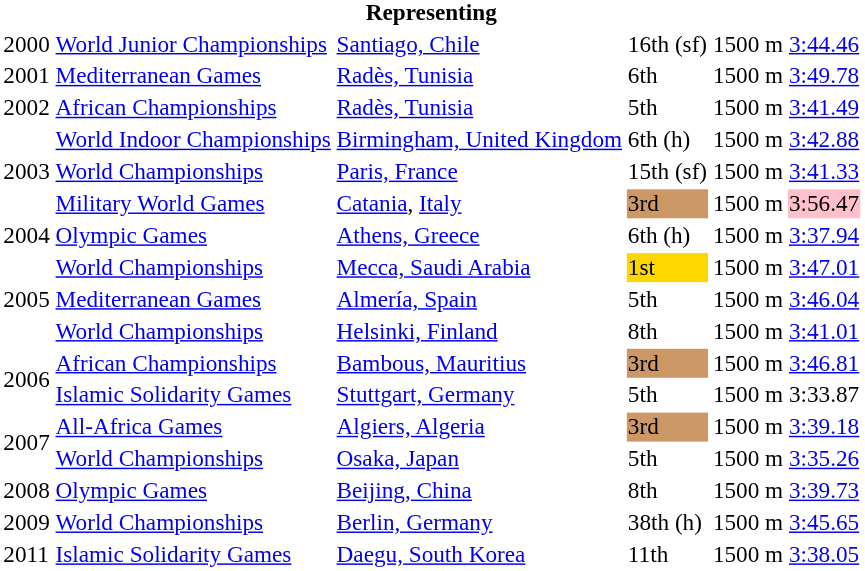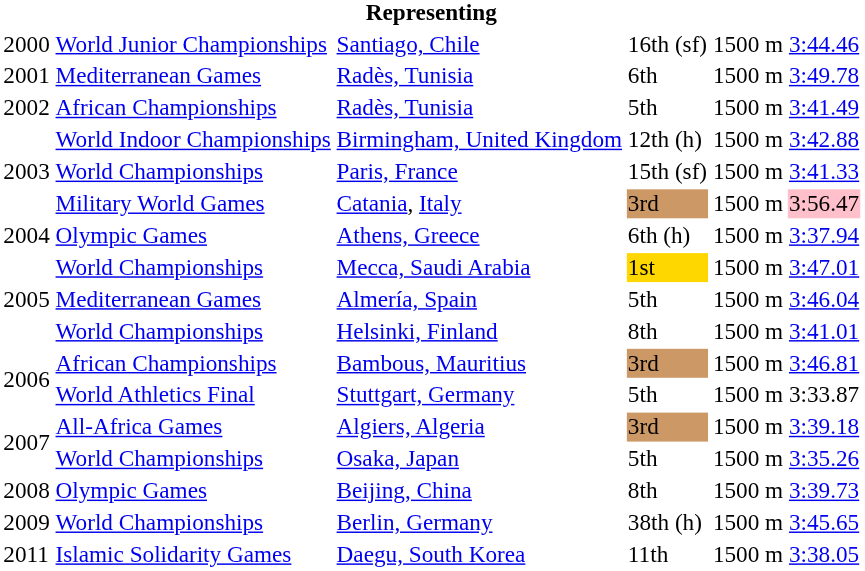(659, 139) 6th (h) -> (665, 139) 12th (h)
(173, 394) Islamic Solidarity Games -> (155, 394) World Athletics Final
